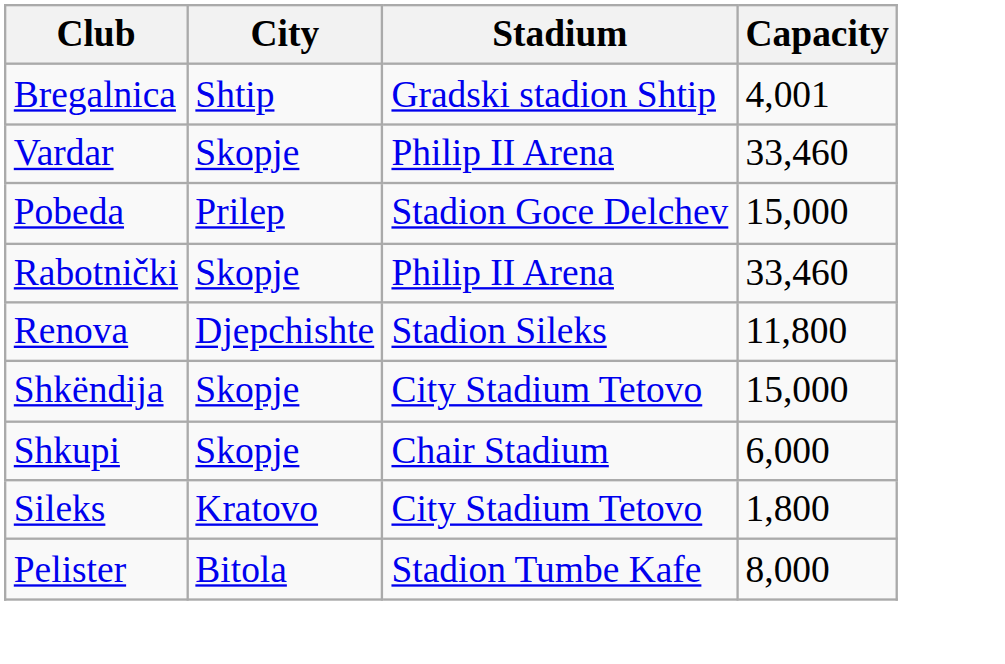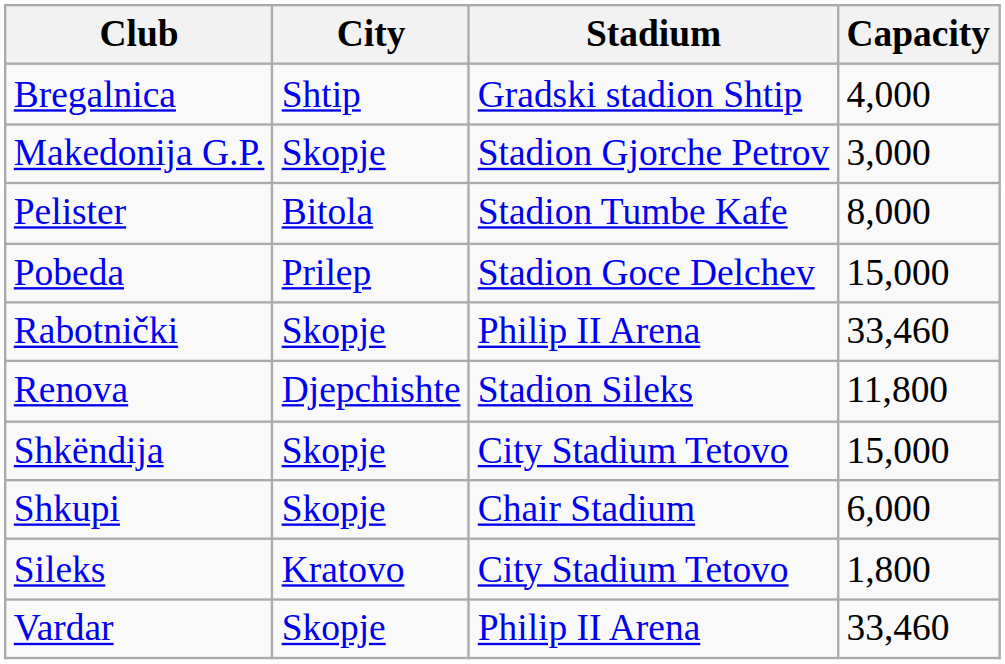(788, 93) 4,001 -> (889, 93) 4,000
+ row: (139, 152)
rows swapped: (70, 568) <-> (64, 152)
